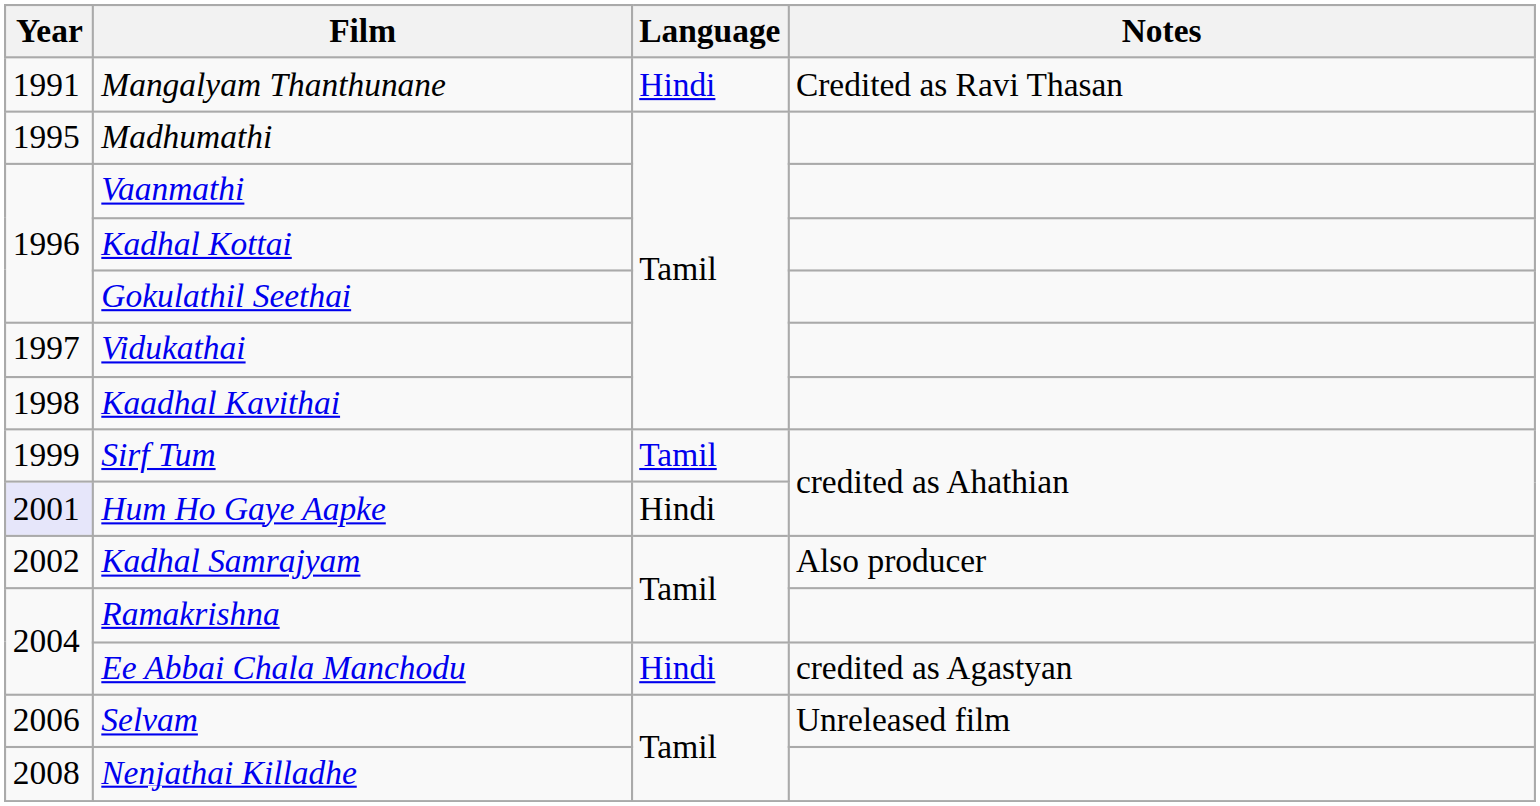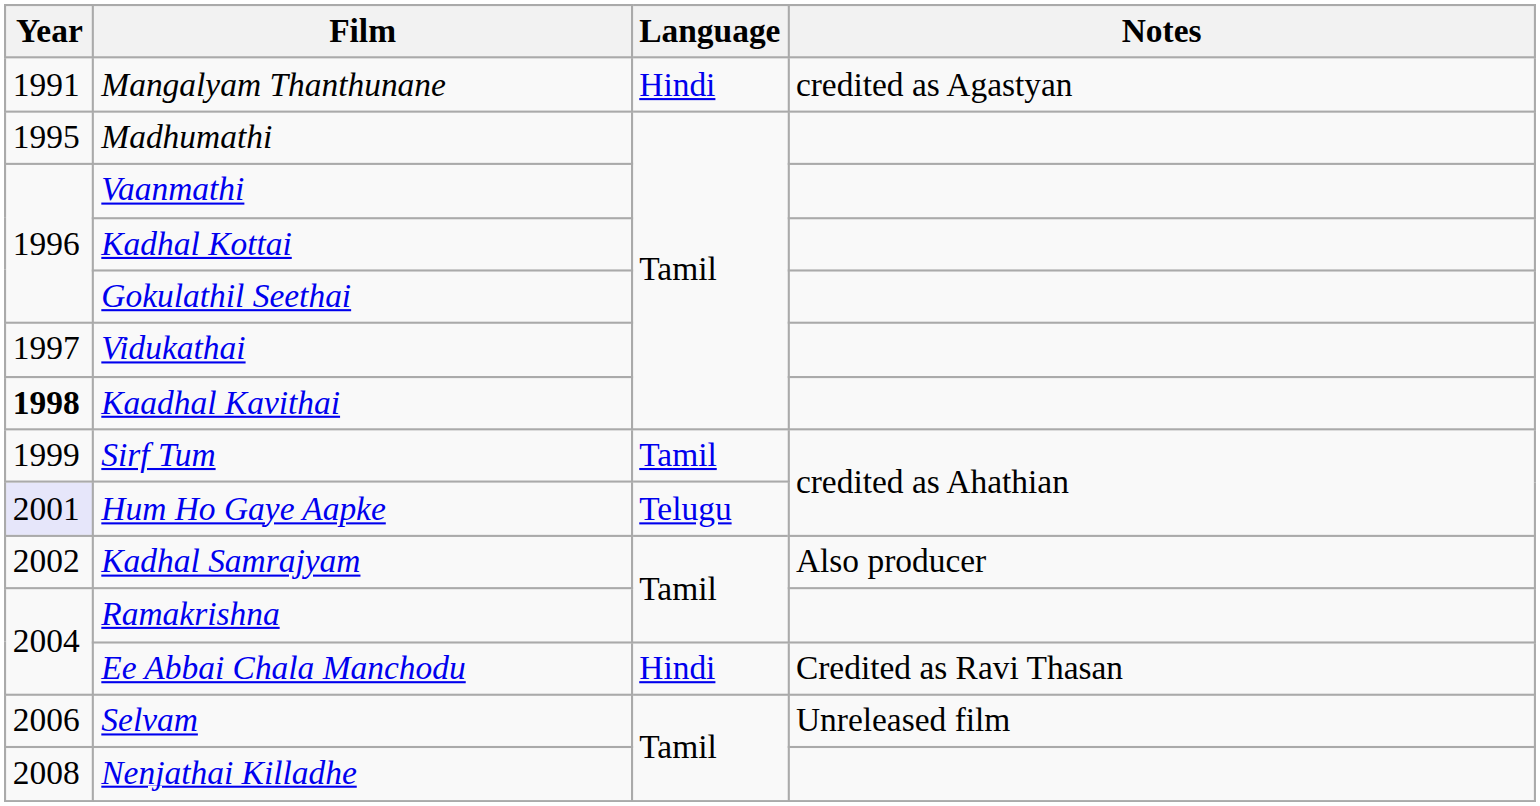(959, 84) Credited as Ravi Thasan -> (934, 84) credited as Agastyan
(46, 402) normal -> (46, 402) bold
(677, 508) Hindi -> (685, 508) Telugu
(934, 667) credited as Agastyan -> (959, 667) Credited as Ravi Thasan
